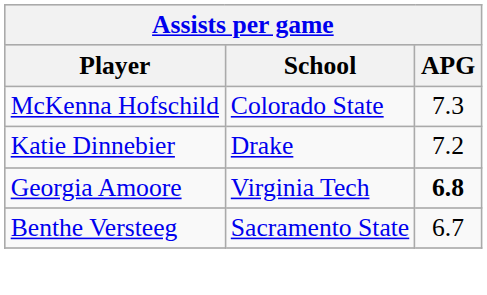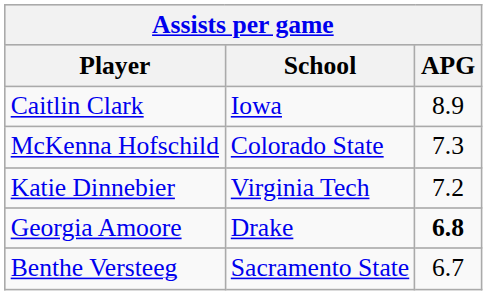+ row: (77, 106)
(262, 146) Drake -> (300, 187) Virginia Tech
(300, 187) Virginia Tech -> (262, 227) Drake
